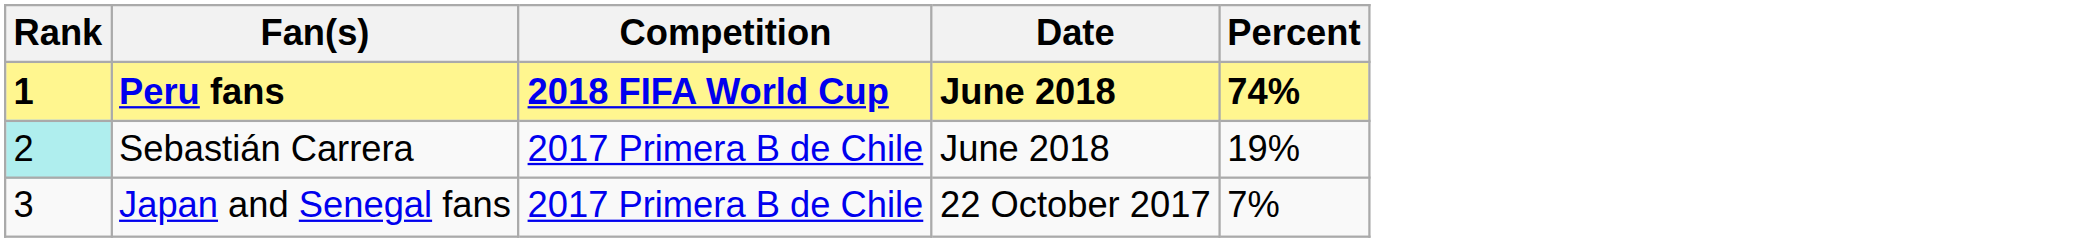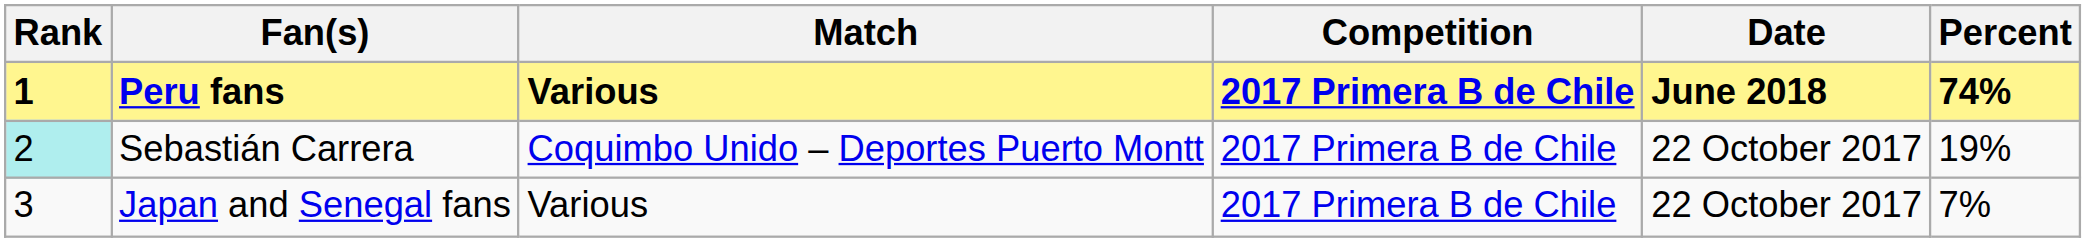+ column: (866, 33)
(708, 90) 2018 FIFA World Cup -> (1428, 90) 2017 Primera B de Chile
(1025, 148) June 2018 -> (1787, 148) 22 October 2017
